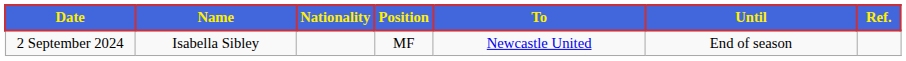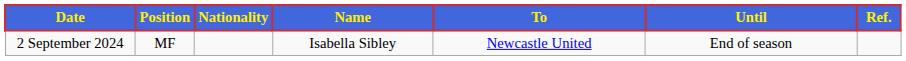columns swapped: (404, 18) <-> (216, 18)
